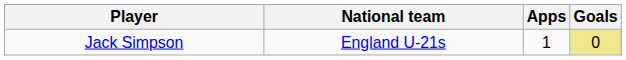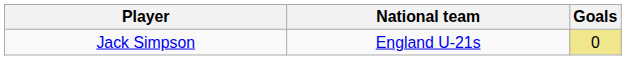- column: (546, 17)
